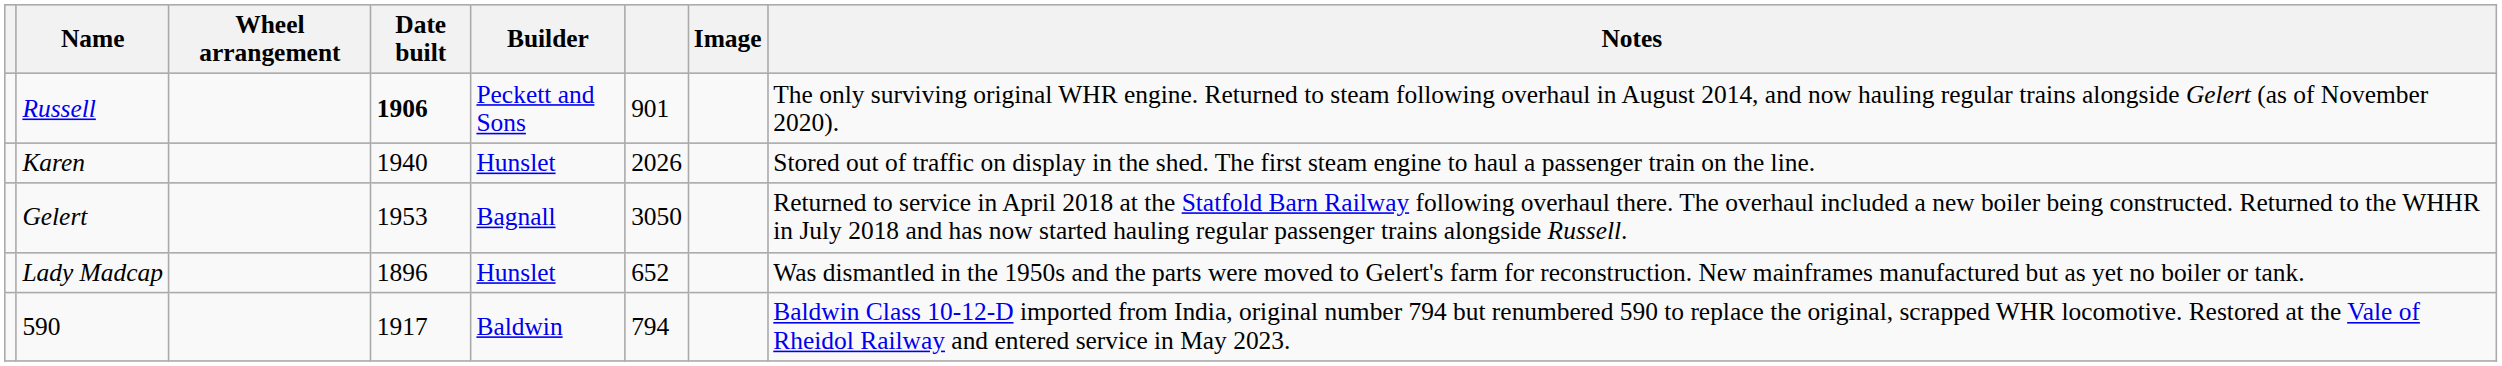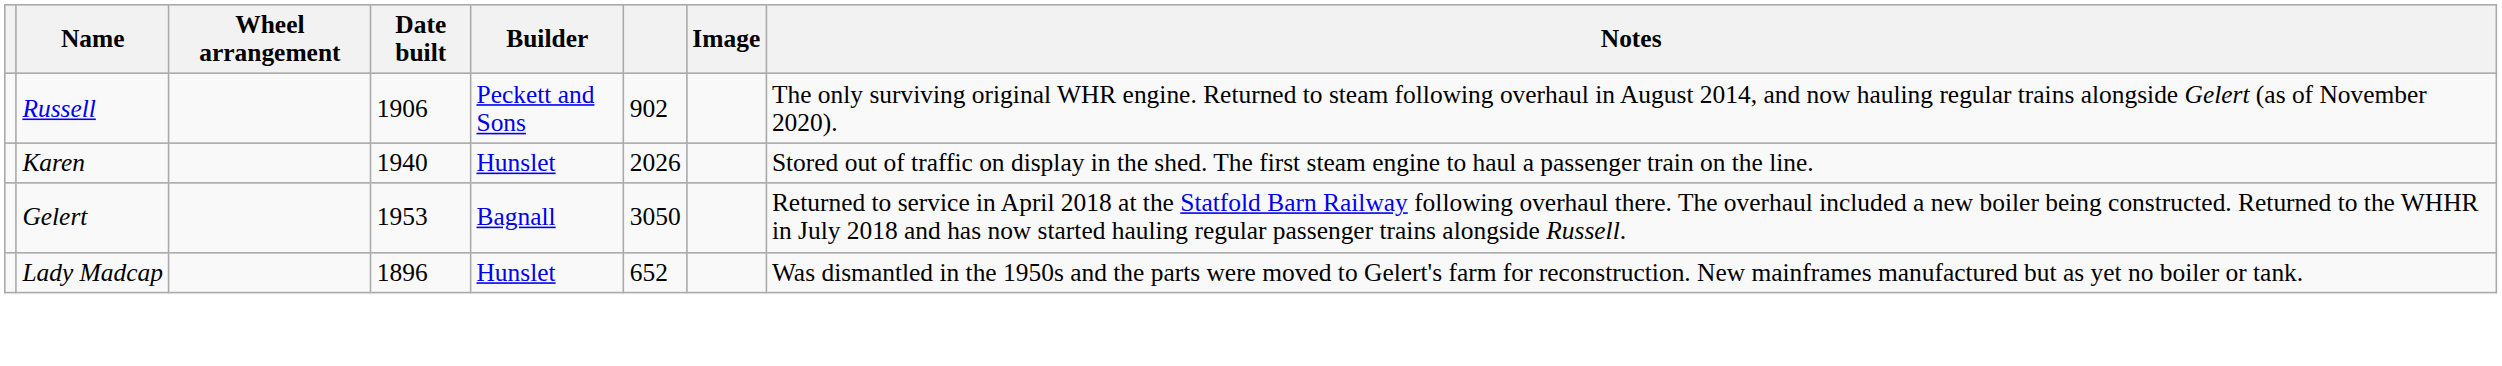(402, 107) bold -> (402, 107) normal
(650, 107) 901 -> (649, 107) 902
- row: (41, 326)
